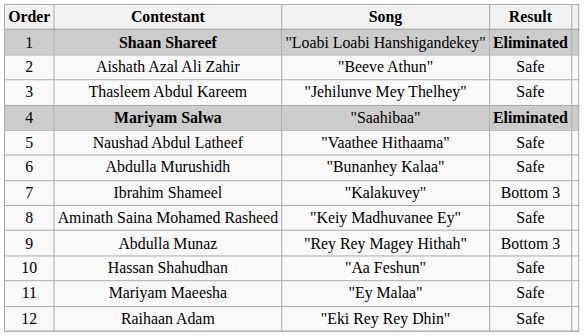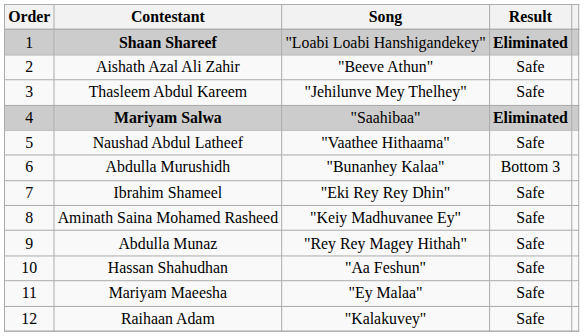(530, 167) Safe -> (530, 167) Bottom 3
(386, 192) "Kalakuvey" -> (386, 192) "Eki Rey Rey Dhin"
(530, 192) Bottom 3 -> (530, 192) Safe
(530, 243) Bottom 3 -> (530, 243) Safe
(386, 318) "Eki Rey Rey Dhin" -> (386, 318) "Kalakuvey"
